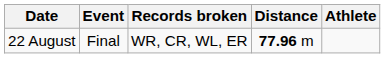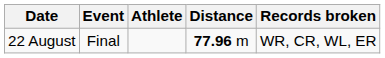columns swapped: (351, 16) <-> (189, 16)
